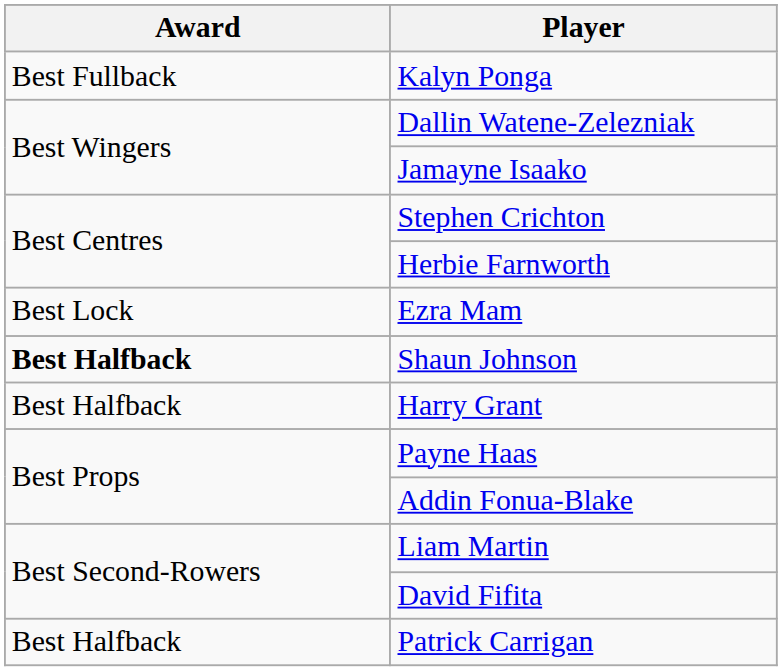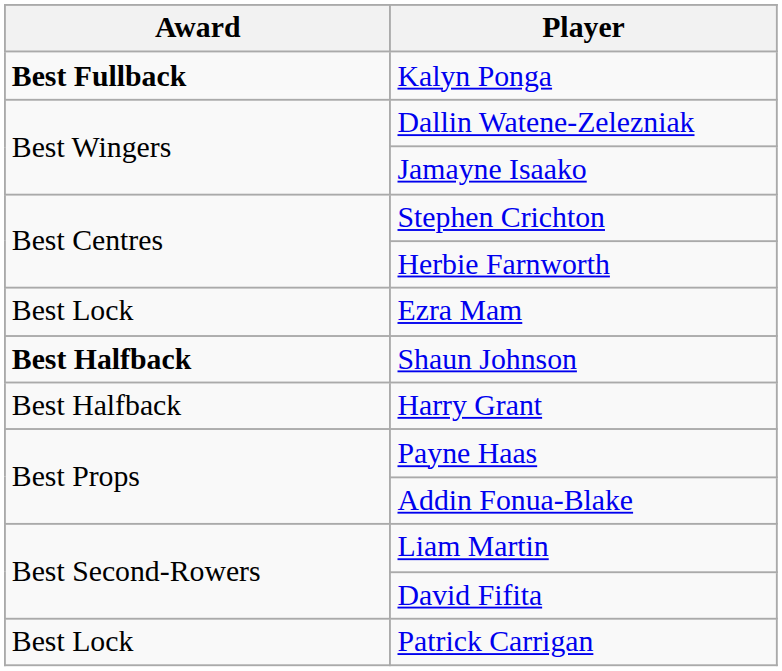(94, 75) normal -> (99, 75) bold
(96, 641) Best Halfback -> (73, 641) Best Lock
